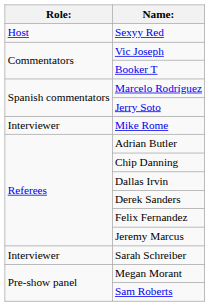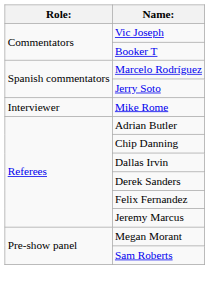- row: (139, 32)
- row: (151, 255)
